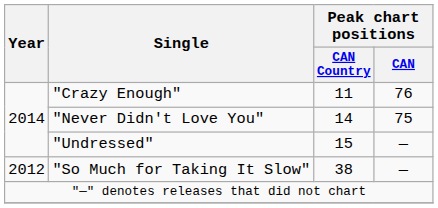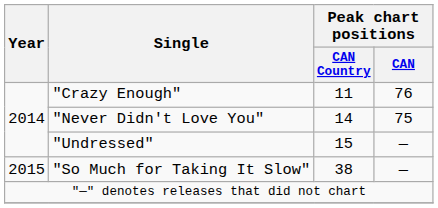(27, 169) 2012 -> (27, 169) 2015
